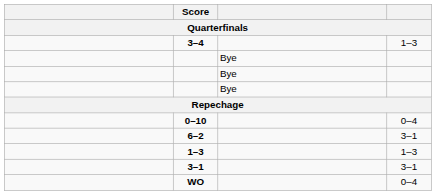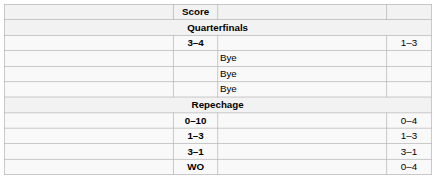- row: (196, 136)
